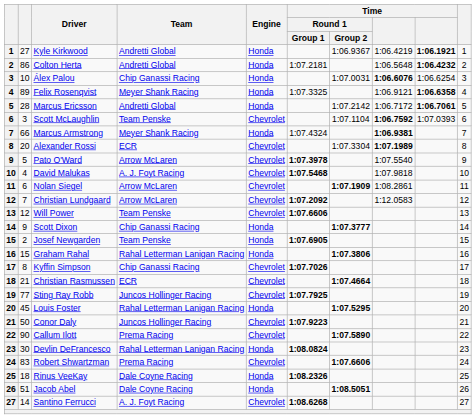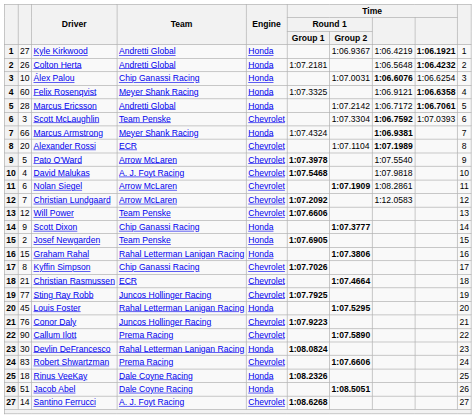(25, 65) 86 -> (25, 65) 26
(25, 92) 89 -> (25, 92) 60
(351, 119) 1:07.1104 -> (351, 119) 1:07.3304
(351, 146) 1:07.3304 -> (351, 146) 1:07.1104
(25, 321) 50 -> (25, 321) 76
